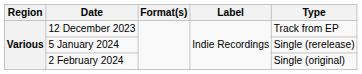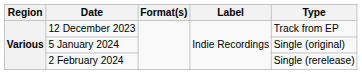(314, 45) Single (rerelease) -> (309, 45) Single (original)
(309, 61) Single (original) -> (314, 61) Single (rerelease)
